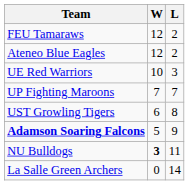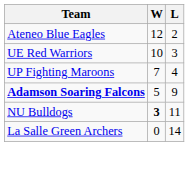- row: (46, 33)
(175, 92) 7 -> (175, 72) 4
- row: (61, 111)
